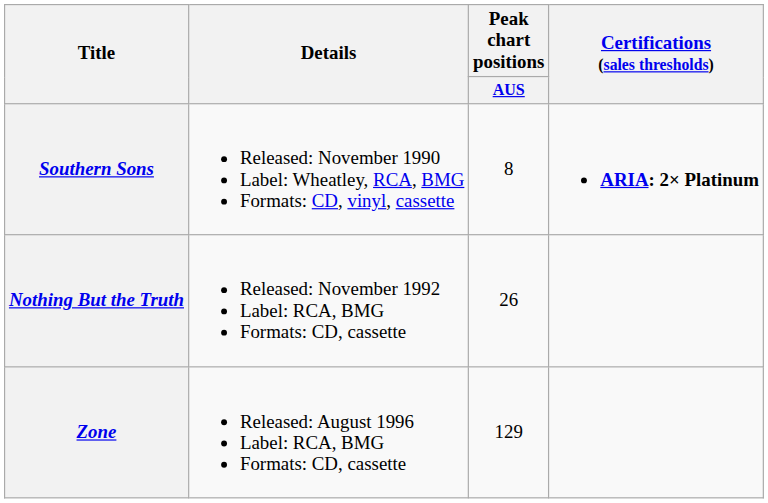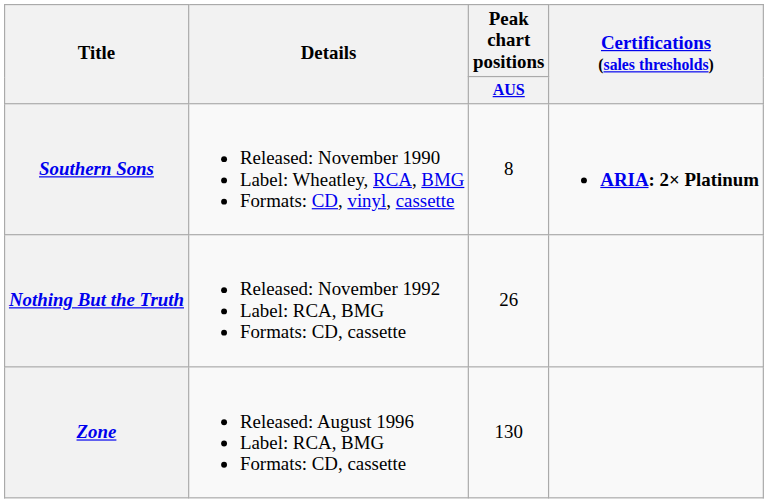(509, 431) 129 -> (509, 431) 130
